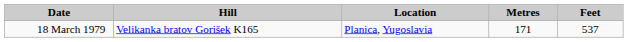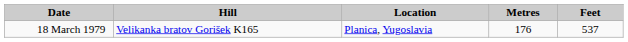(523, 29) 171 -> (523, 29) 176
